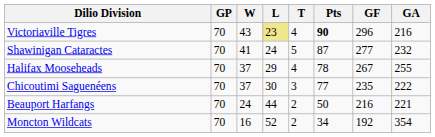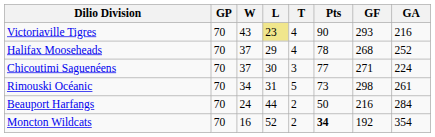(323, 31) bold -> (323, 31) normal
(364, 31) 296 -> (364, 31) 293
- row: (60, 50)
(364, 68) 267 -> (364, 50) 268
(403, 68) 255 -> (403, 50) 252
(364, 86) 235 -> (364, 68) 271
(403, 86) 222 -> (403, 68) 224
+ row: (50, 86)
(403, 104) 221 -> (403, 104) 284
(323, 123) normal -> (323, 123) bold
